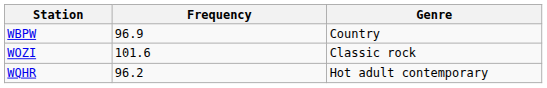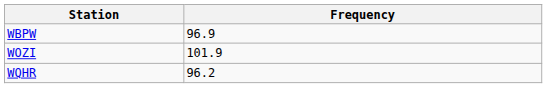- column: (434, 14)
(133, 53) 101.6 -> (204, 53) 101.9
